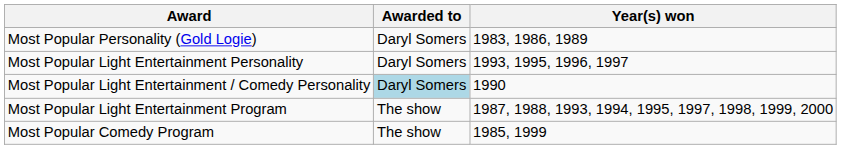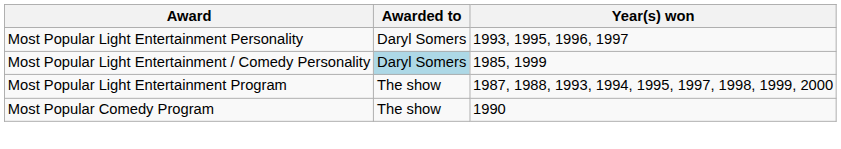- row: (132, 39)
(489, 86) 1990 -> (510, 62) 1985, 1999
(510, 132) 1985, 1999 -> (489, 109) 1990
